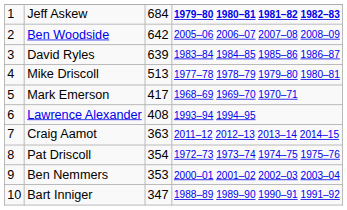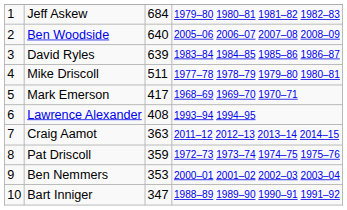(257, 14) bold -> (257, 14) normal
(158, 34) 642 -> (158, 34) 640
(158, 74) 513 -> (158, 74) 511
(158, 154) 354 -> (158, 154) 359
